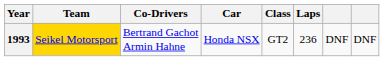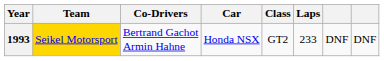(308, 39) 236 -> (308, 39) 233
